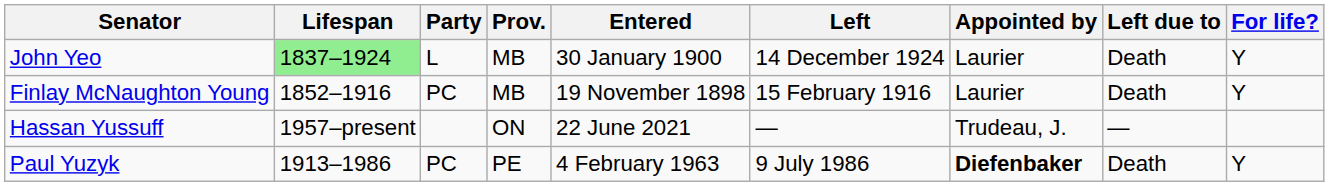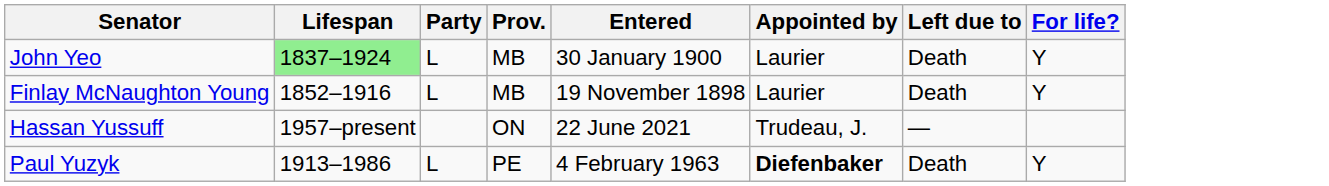- column: (850, 22)
(441, 92) PC -> (432, 92) L
(441, 163) PC -> (432, 163) L
